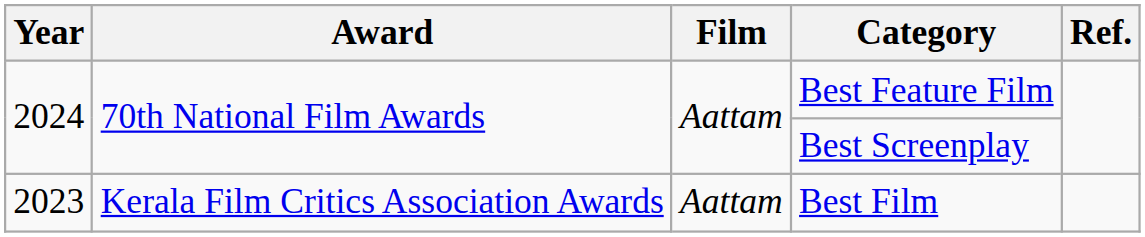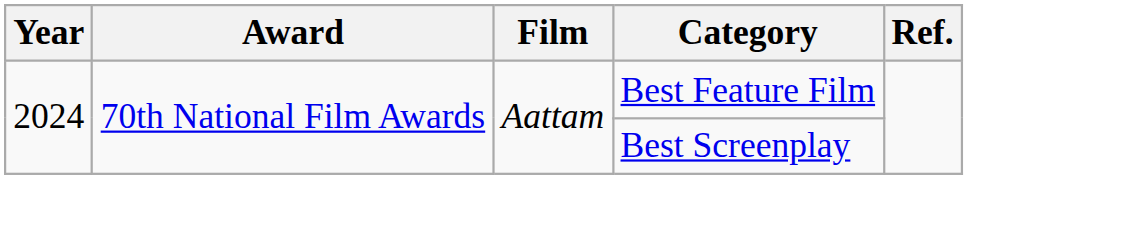- row: (869, 201)
